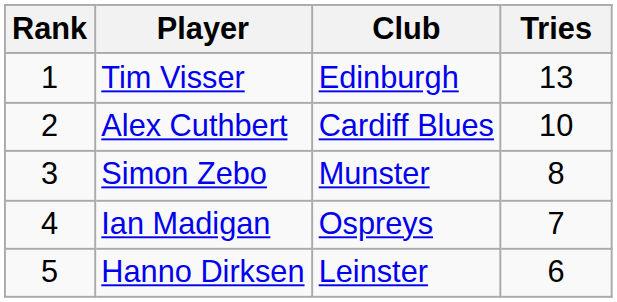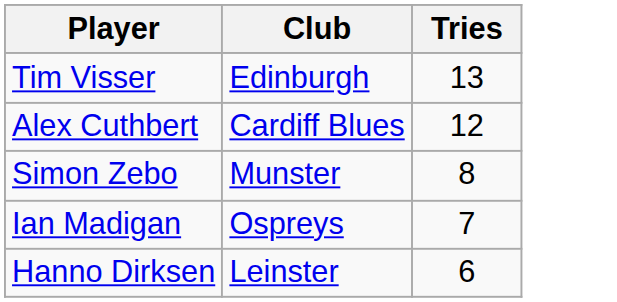- column: (50, 28)
(556, 126) 10 -> (467, 126) 12
